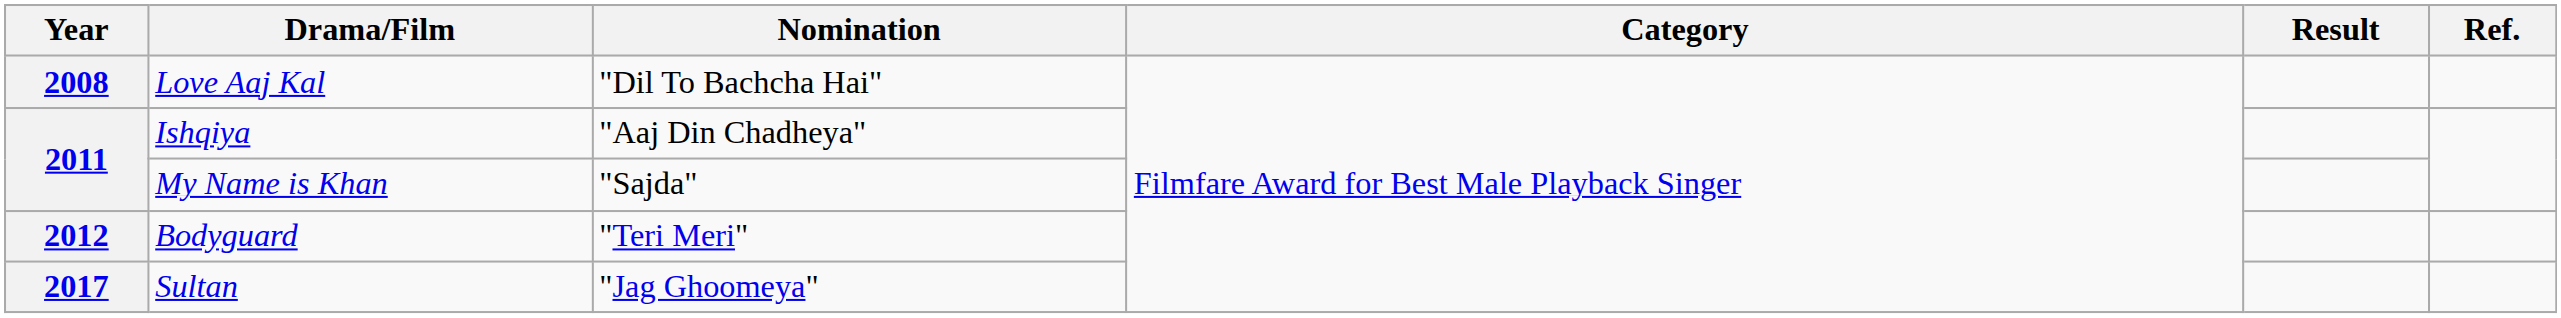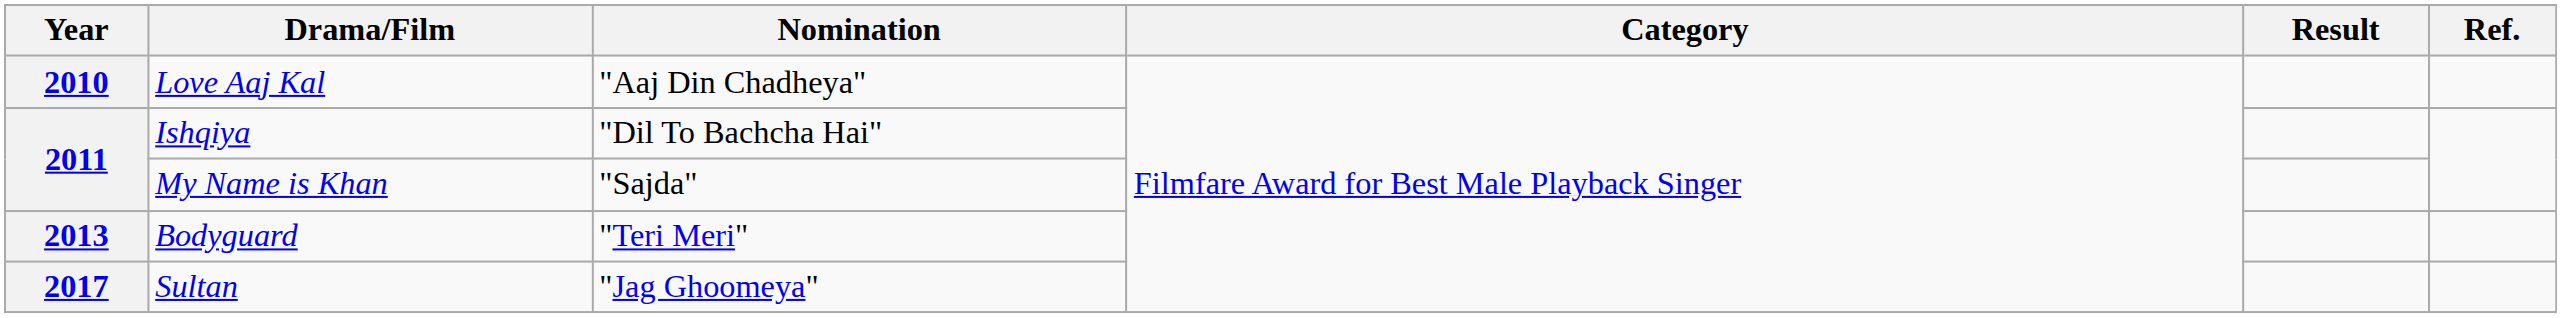(76, 81) 2008 -> (76, 81) 2010
(741, 81) "Dil To Bachcha Hai" -> (733, 81) "Aaj Din Chadheya"
(733, 132) "Aaj Din Chadheya" -> (741, 132) "Dil To Bachcha Hai"
(76, 235) 2012 -> (76, 235) 2013
